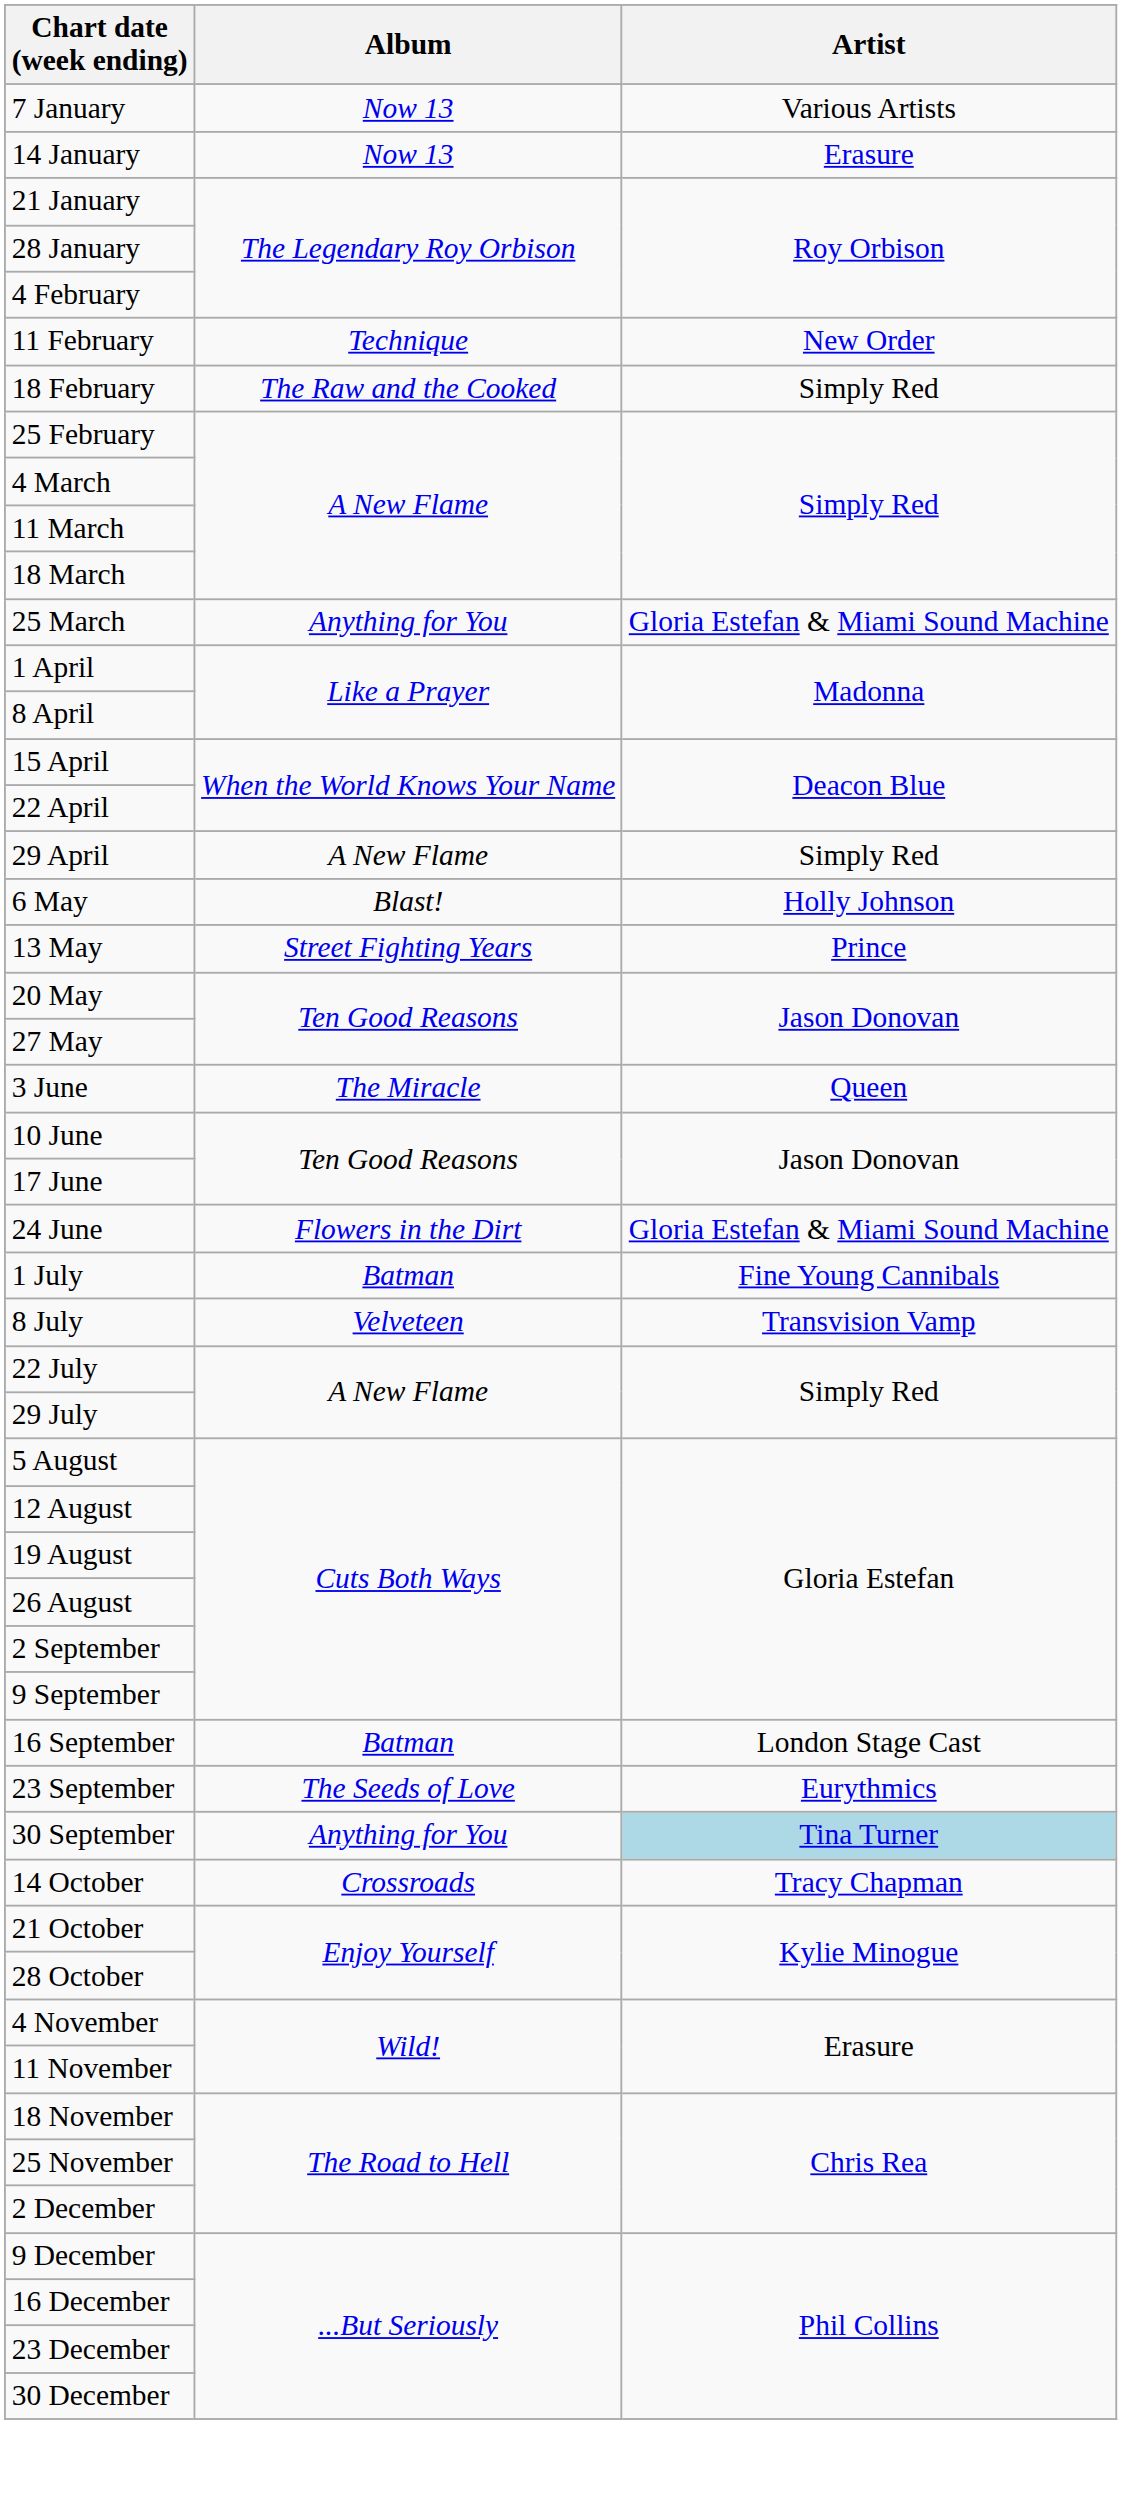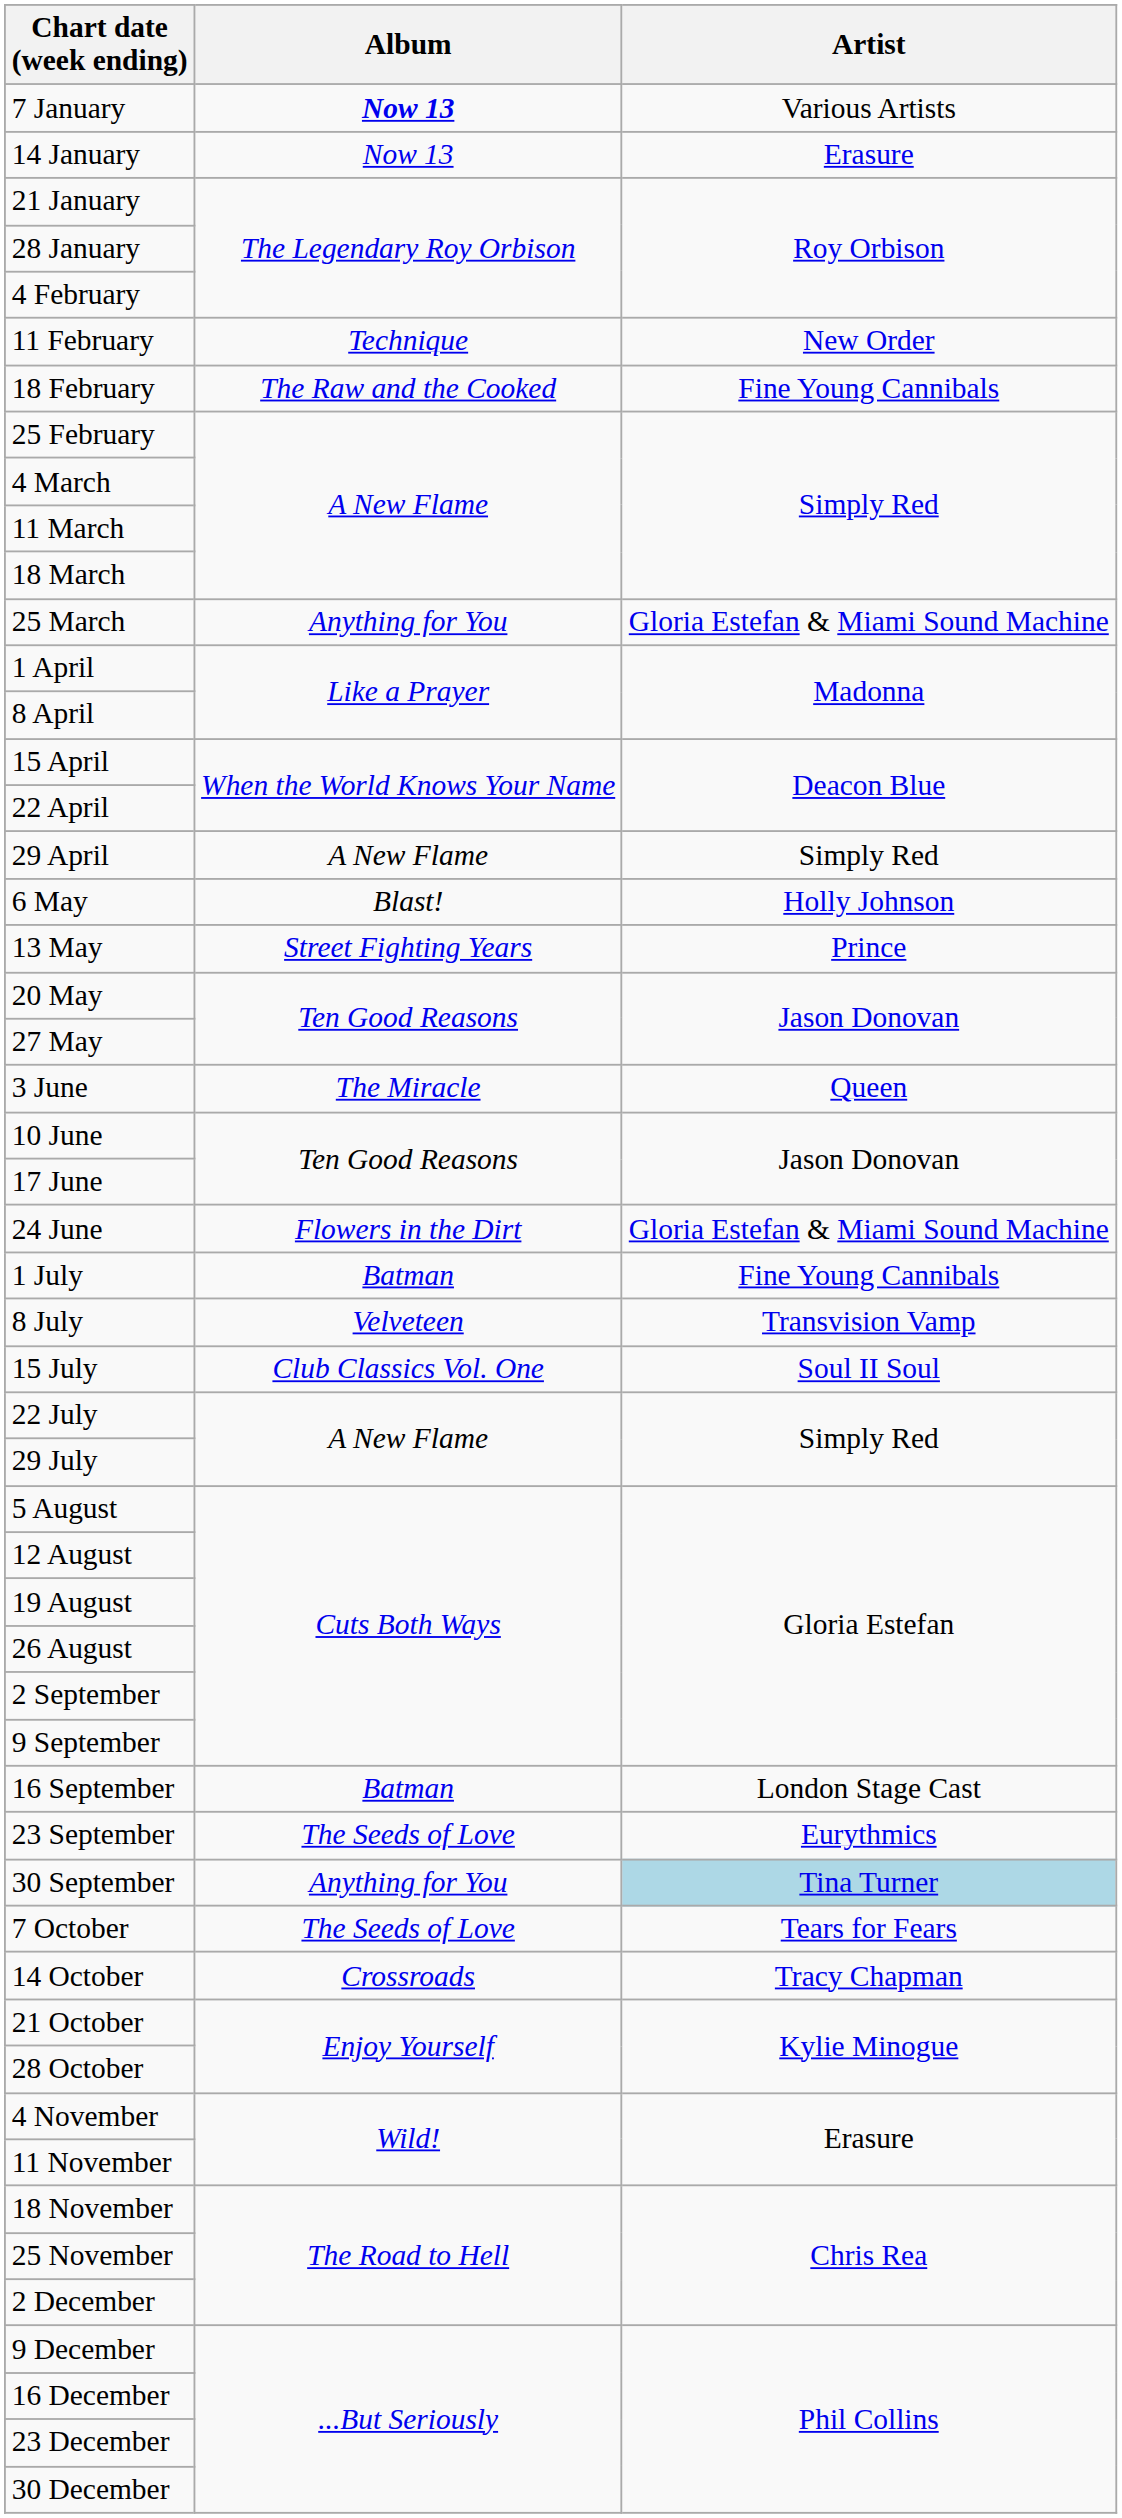(408, 107) normal -> (408, 107) bold
(869, 387) Simply Red -> (869, 387) Fine Young Cannibals
+ row: (55, 1368)
+ row: (70, 1928)
